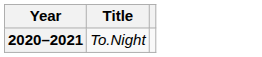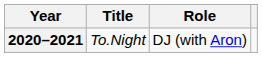+ column: (200, 16)
